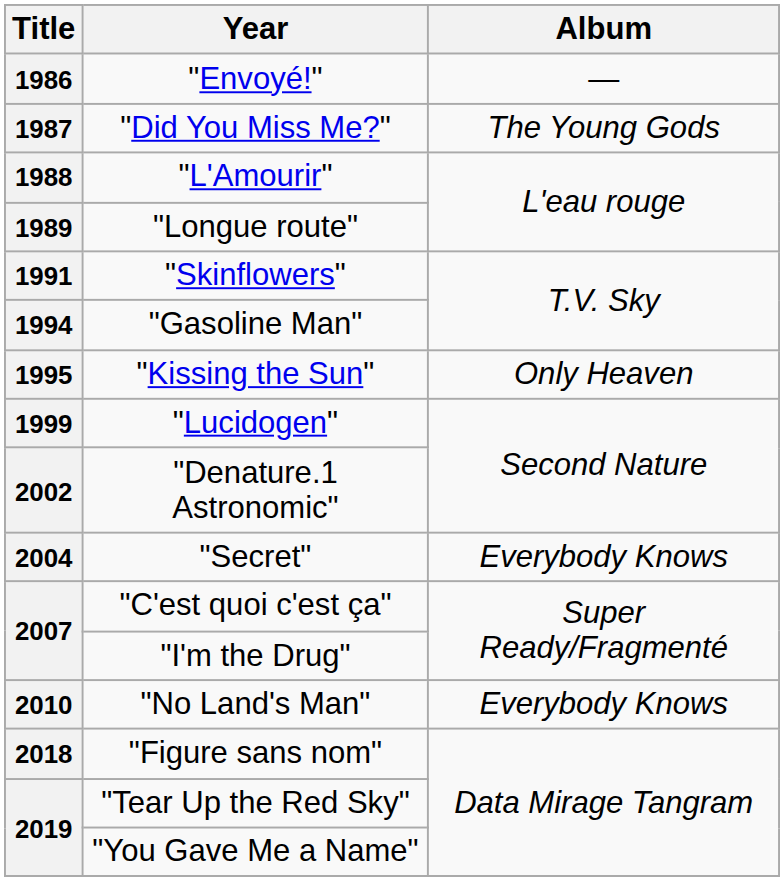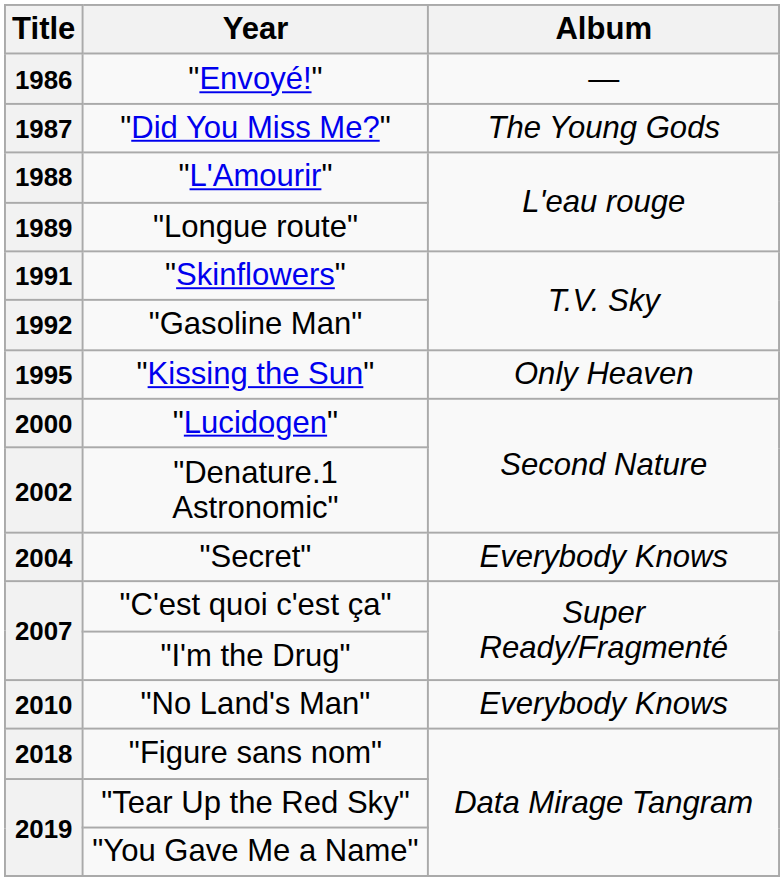(44, 326) 1994 -> (44, 326) 1992
(44, 424) 1999 -> (44, 424) 2000
